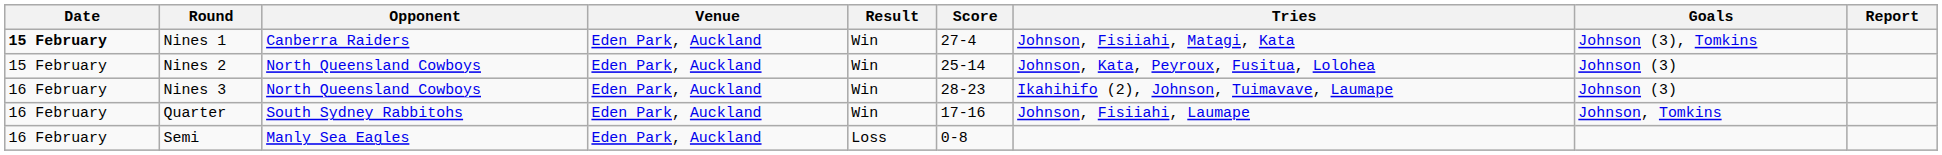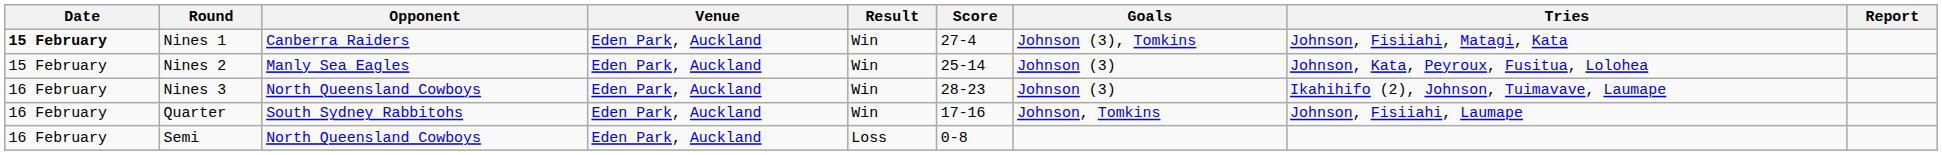columns swapped: (1294, 17) <-> (1711, 17)
(374, 65) North Queensland Cowboys -> (338, 65) Manly Sea Eagles
(338, 138) Manly Sea Eagles -> (374, 138) North Queensland Cowboys
